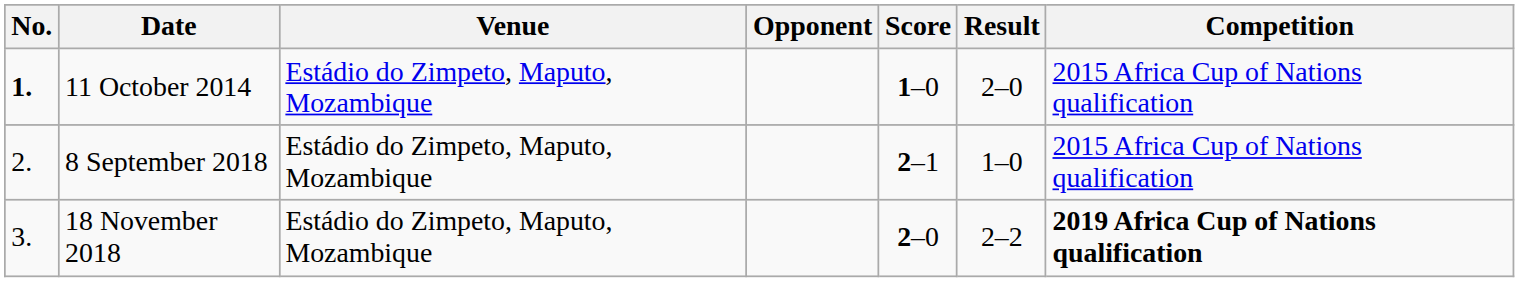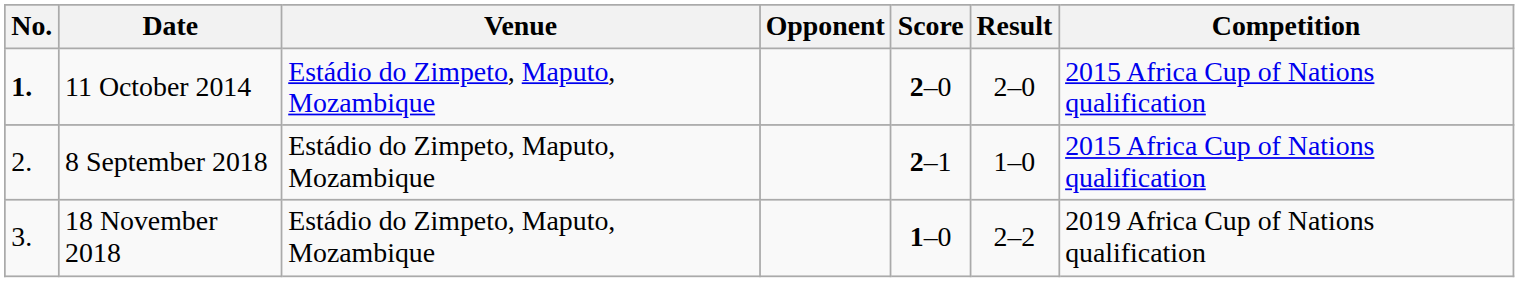(918, 86) 1–0 -> (931, 86) 2–0
(918, 237) 2–0 -> (931, 237) 1–0
(1214, 237) bold -> (1220, 237) normal
